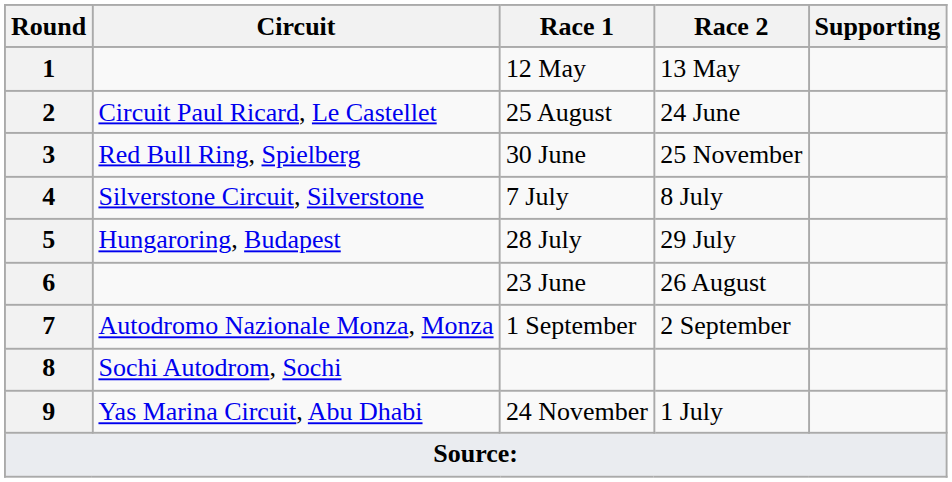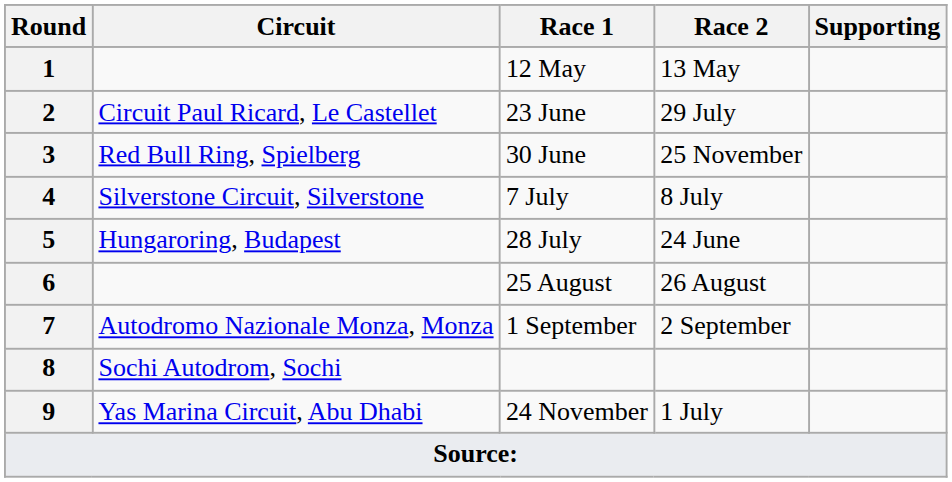(559, 111) 25 August -> (546, 111) 23 June
(700, 111) 24 June -> (698, 111) 29 July
(698, 239) 29 July -> (700, 239) 24 June
(546, 282) 23 June -> (559, 282) 25 August
